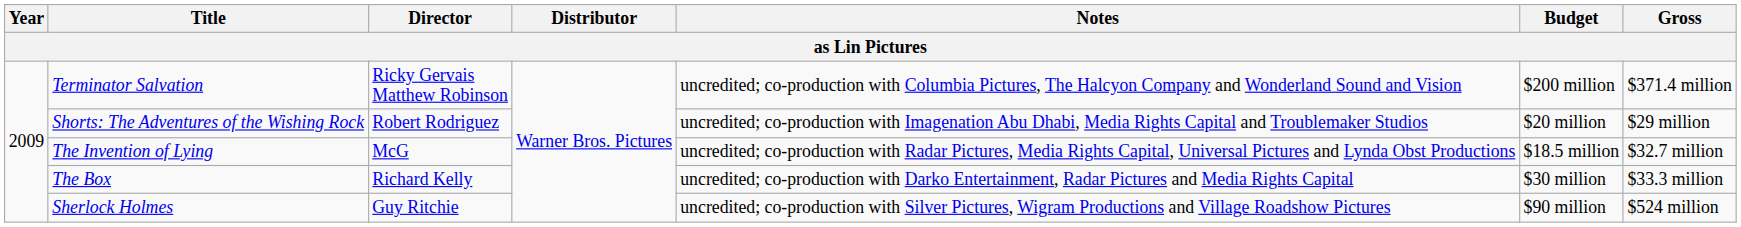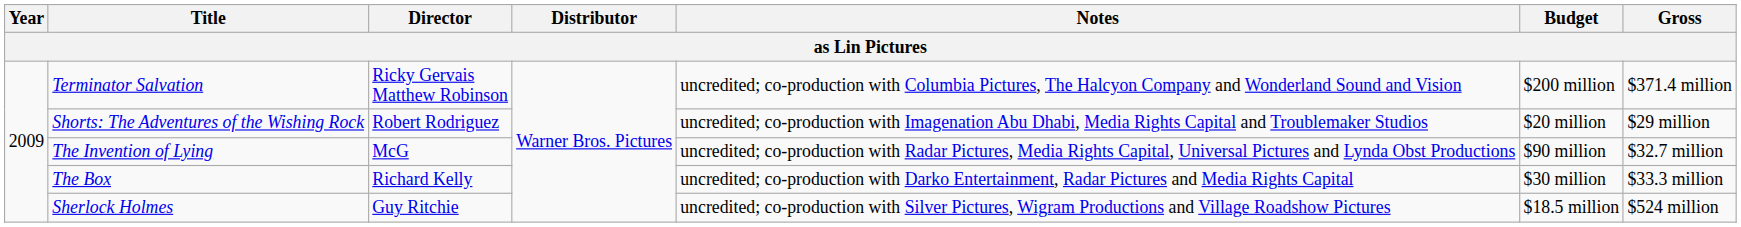(1571, 151) $18.5 million -> (1565, 151) $90 million
(1565, 207) $90 million -> (1571, 207) $18.5 million
